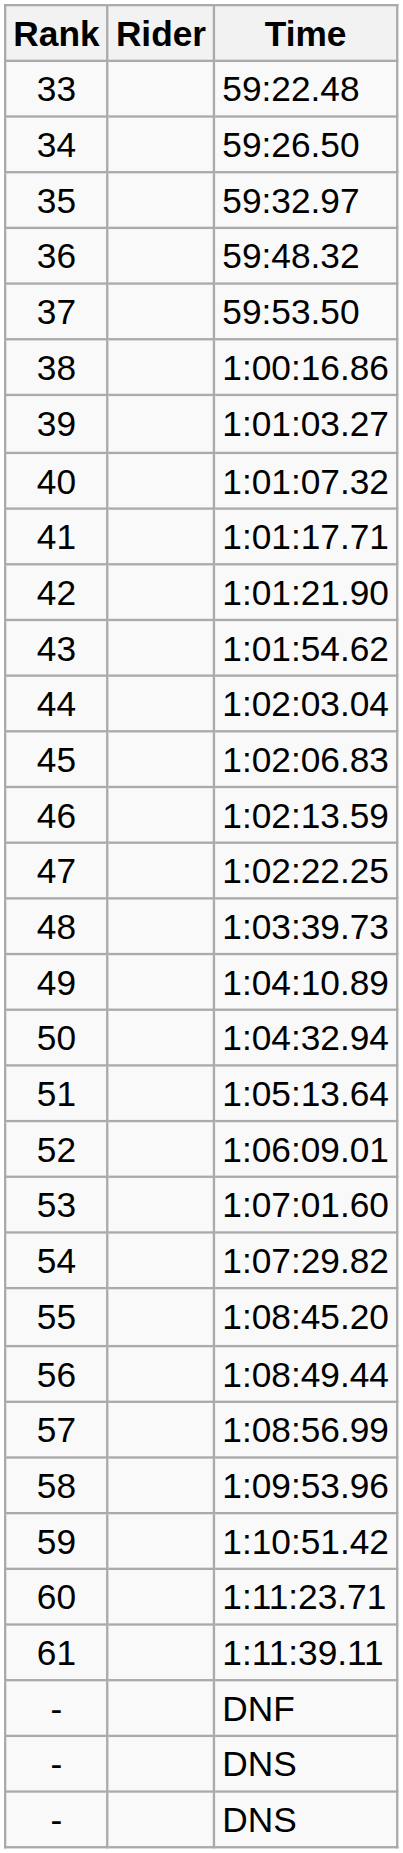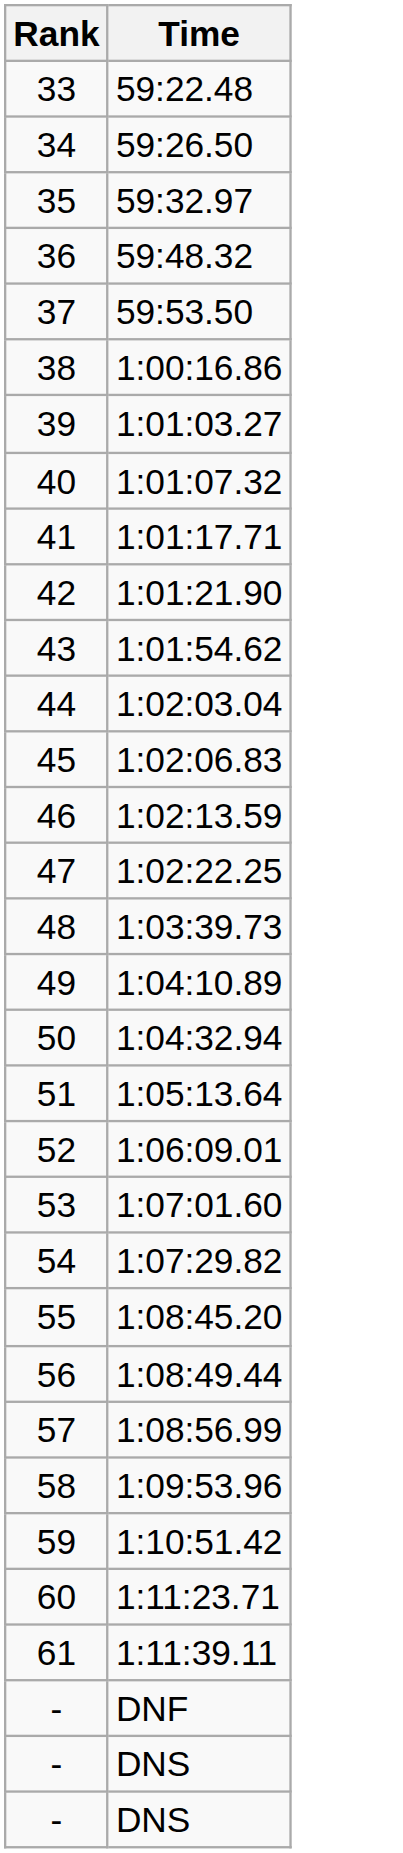- column: (161, 33)
